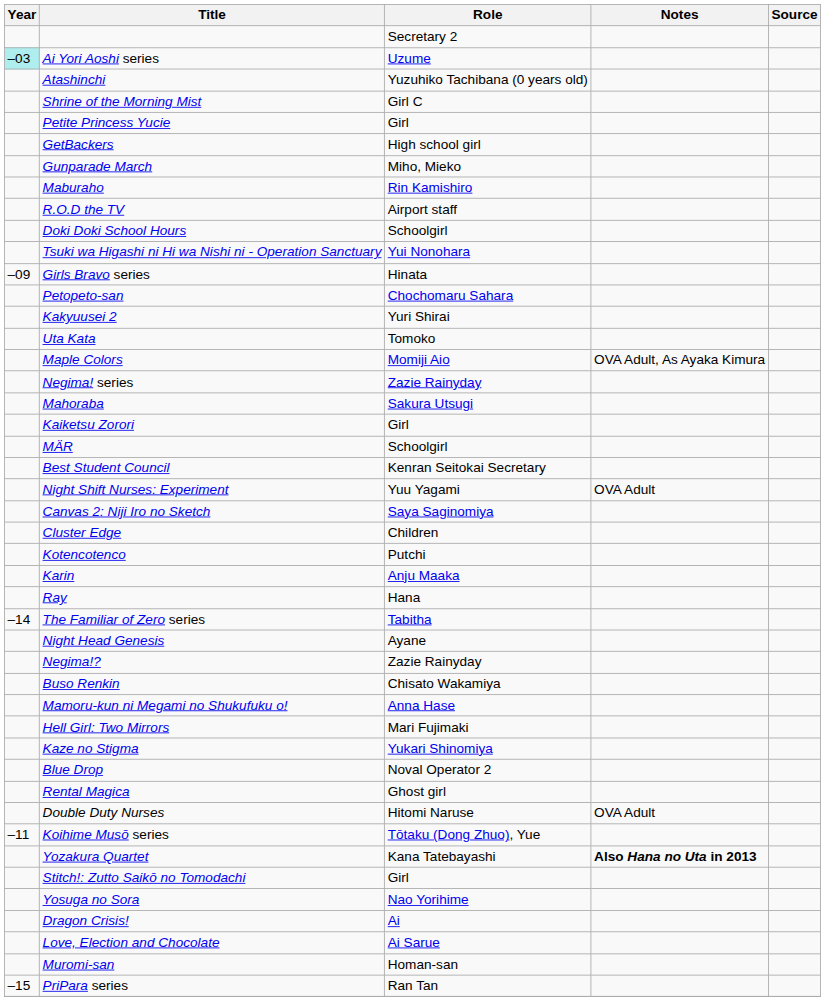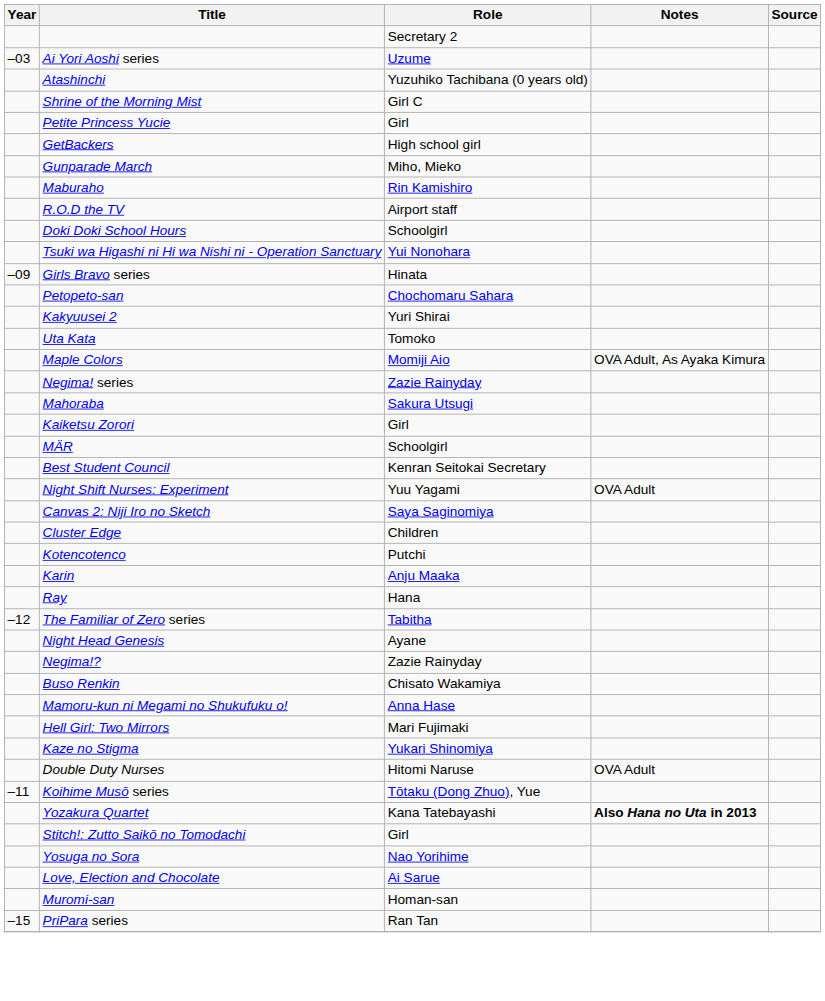(19, 58) paleturquoise background -> (19, 58) no background
(19, 619) –14 -> (19, 619) –12
- row: (73, 770)
- row: (86, 791)
- row: (86, 921)
